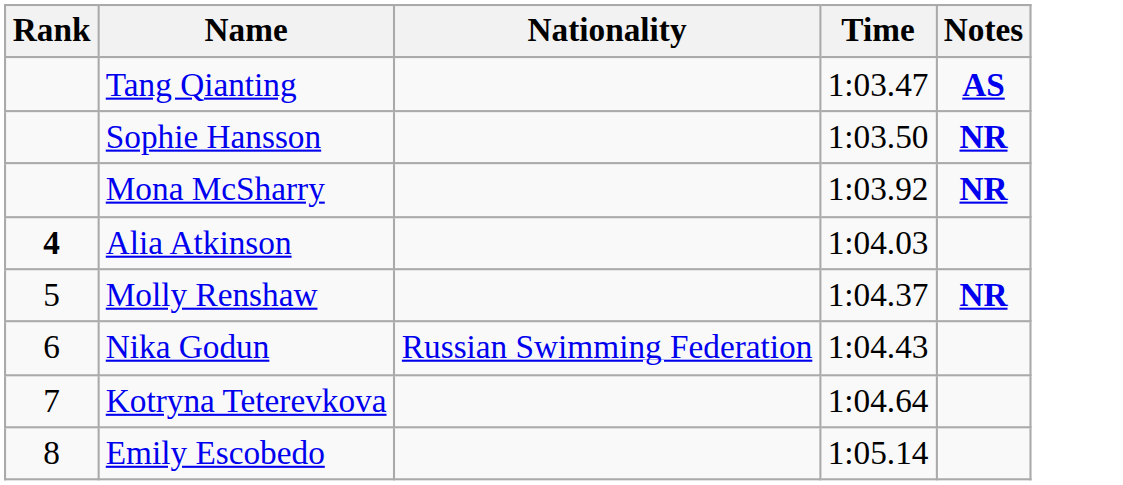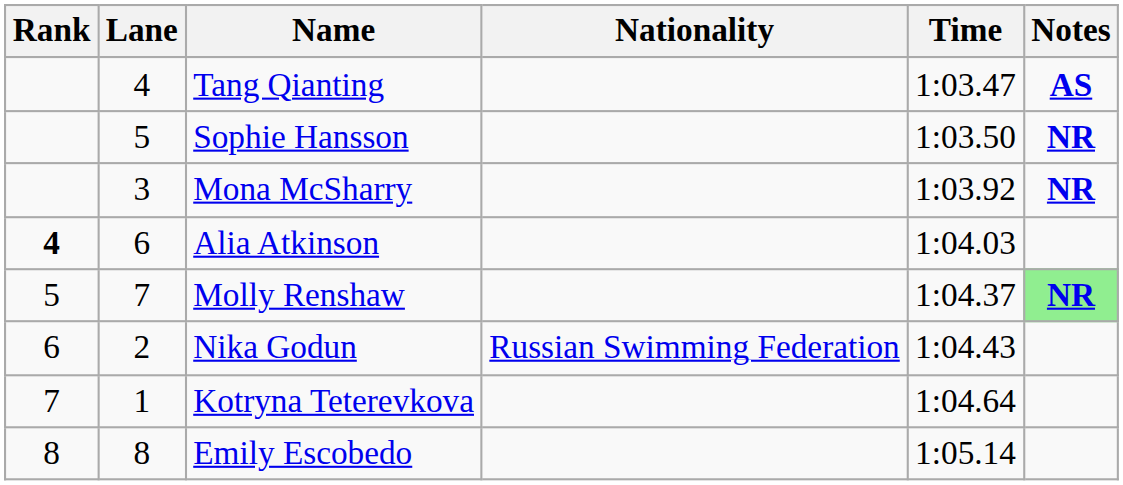+ column: (142, 30)
(984, 294) no background -> (1071, 294) lightgreen background
